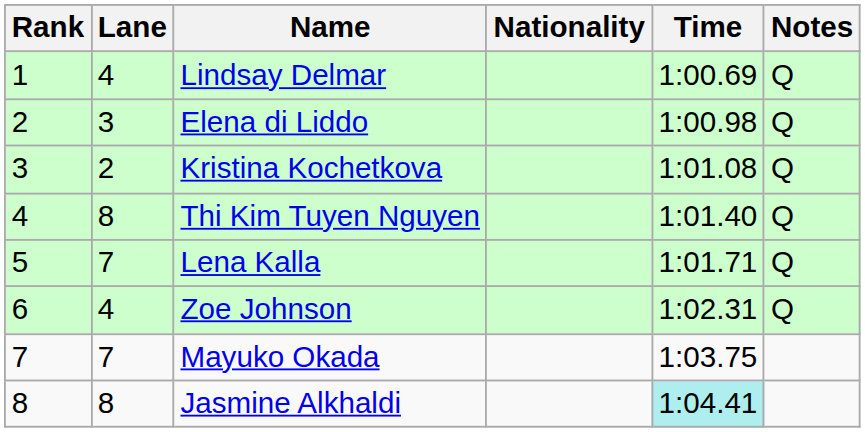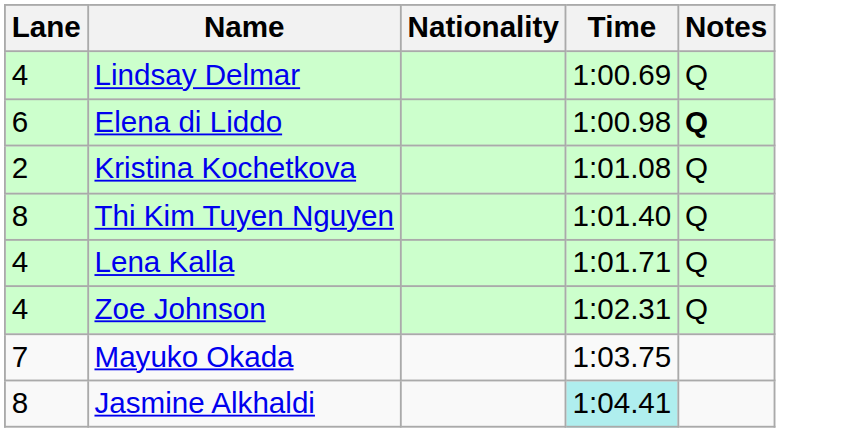- column: (48, 27)
(106, 121) 3 -> (20, 121) 6
(782, 121) normal -> (696, 121) bold
(106, 262) 7 -> (20, 262) 4
